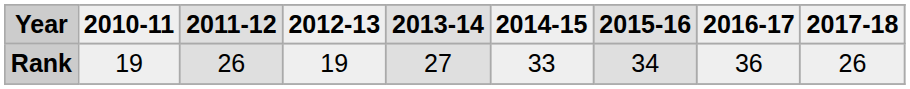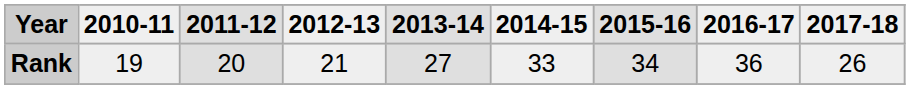(231, 64) 26 -> (231, 64) 20
(334, 64) 19 -> (334, 64) 21
